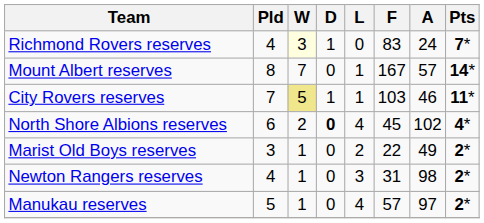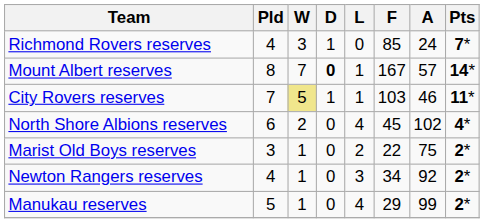(302, 44) lightyellow background -> (302, 44) no background
(392, 44) 83 -> (392, 44) 85
(331, 71) normal -> (331, 71) bold
(331, 124) bold -> (331, 124) normal
(428, 151) 49 -> (428, 151) 75
(392, 177) 31 -> (392, 177) 34
(428, 177) 98 -> (428, 177) 92
(392, 204) 57 -> (392, 204) 29
(428, 204) 97 -> (428, 204) 99
